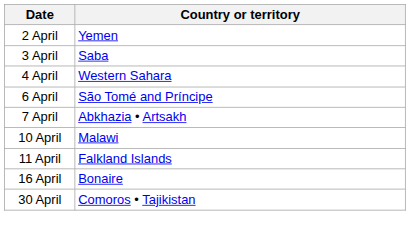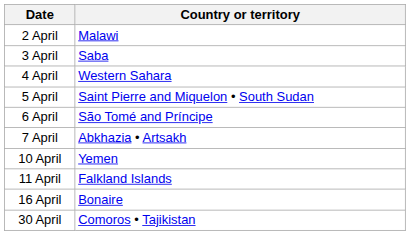(98, 35) Yemen -> (98, 35) Malawi
+ row: (40, 96)
(98, 138) Malawi -> (98, 158) Yemen
